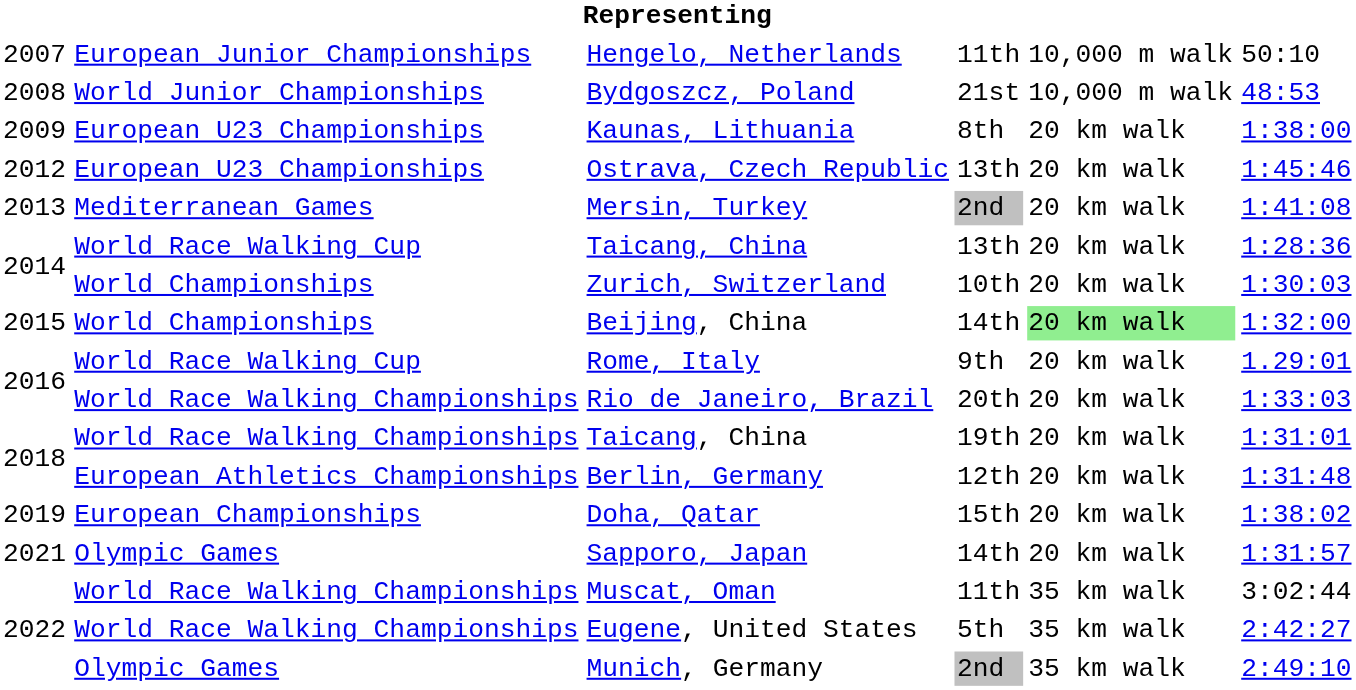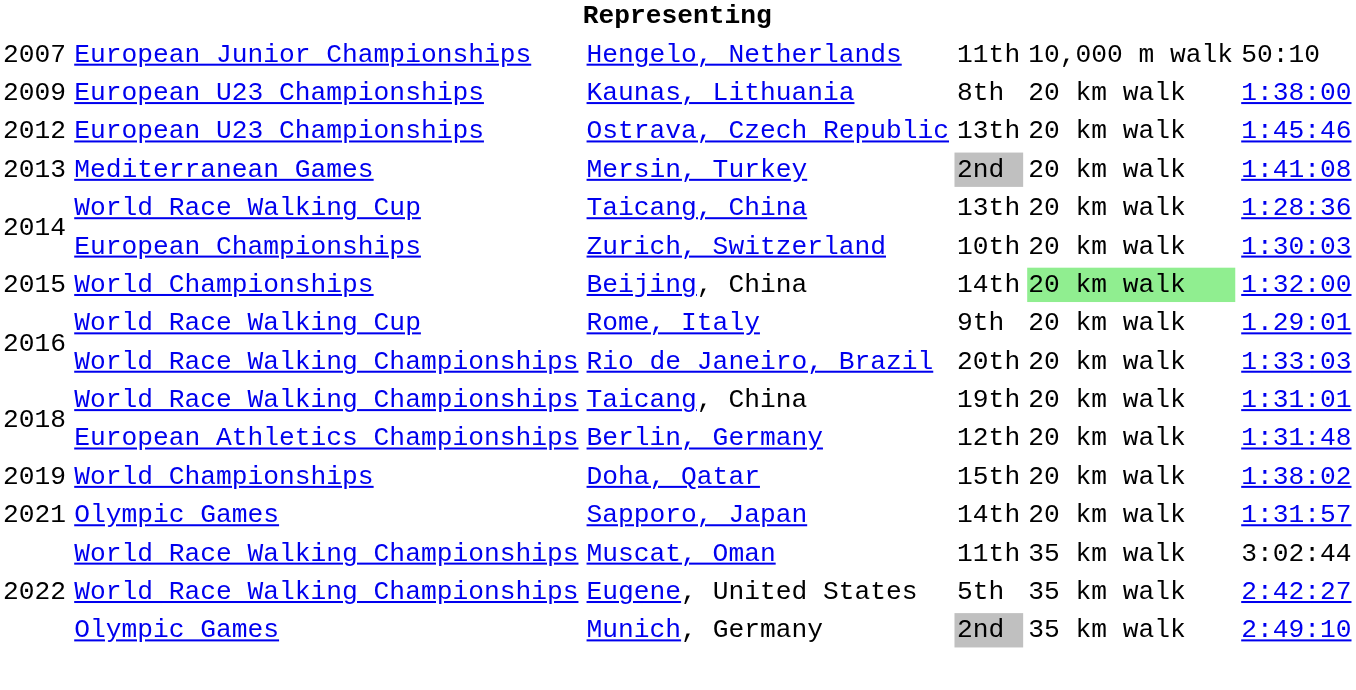- row: (721, 93)
(224, 285) World Championships -> (248, 246) European Championships
(248, 515) European Championships -> (224, 477) World Championships
